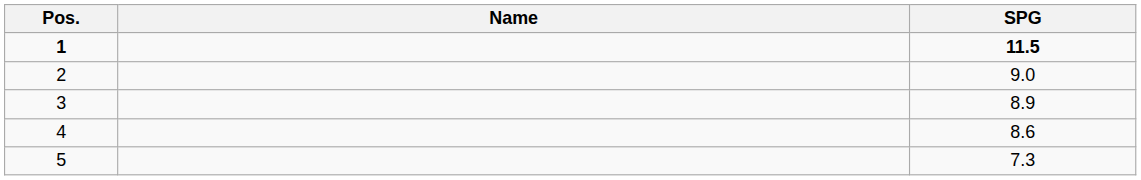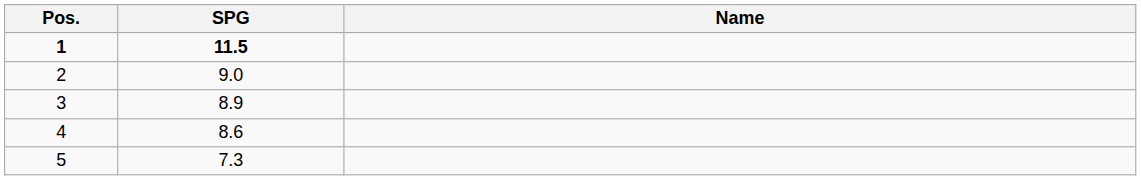columns swapped: (514, 18) <-> (1023, 18)
